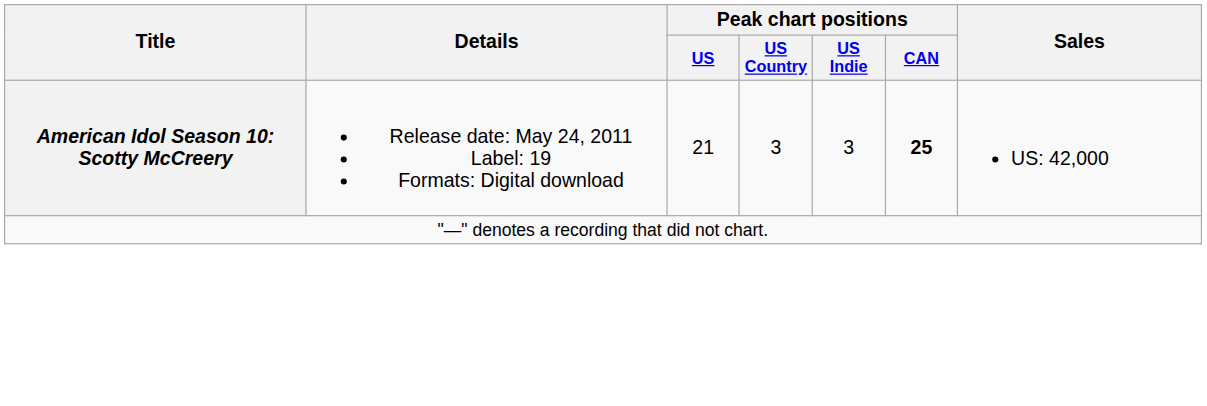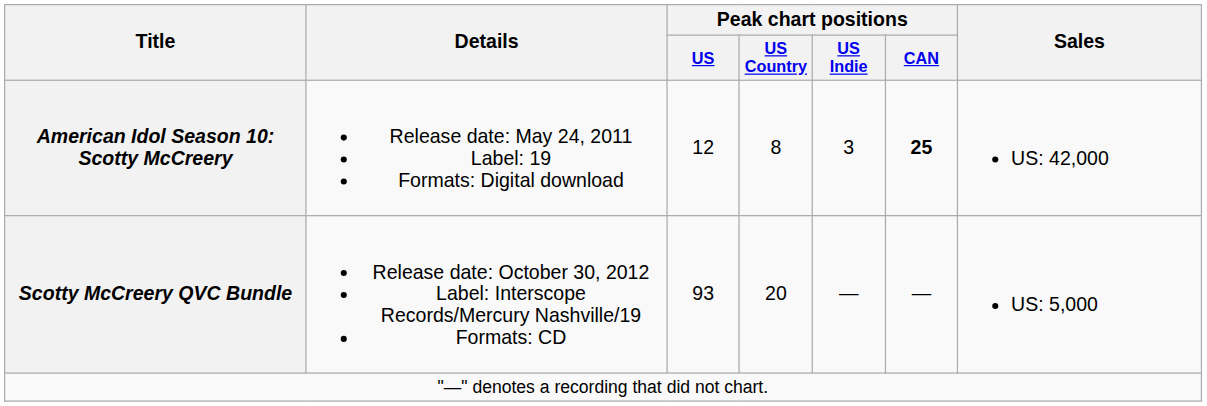(703, 147) 21 -> (703, 147) 12
(776, 147) 3 -> (776, 147) 8
+ row: (156, 294)
